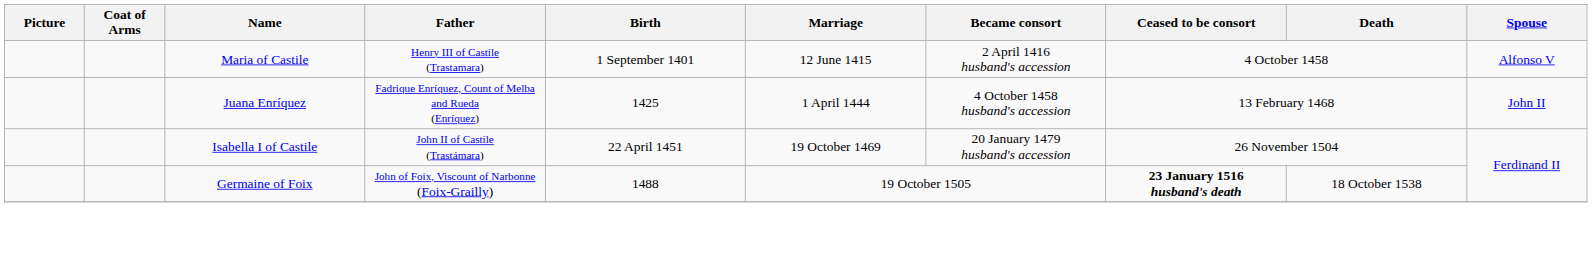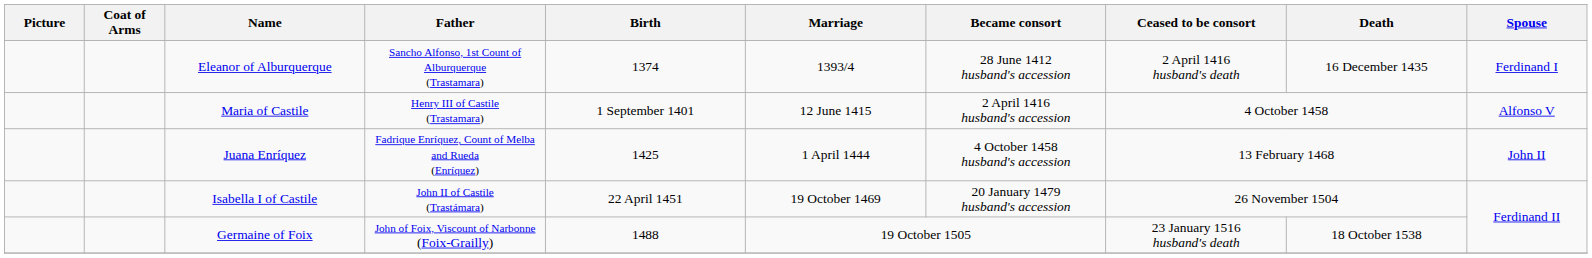+ row: (265, 66)
(1196, 183) bold -> (1196, 235) normal
